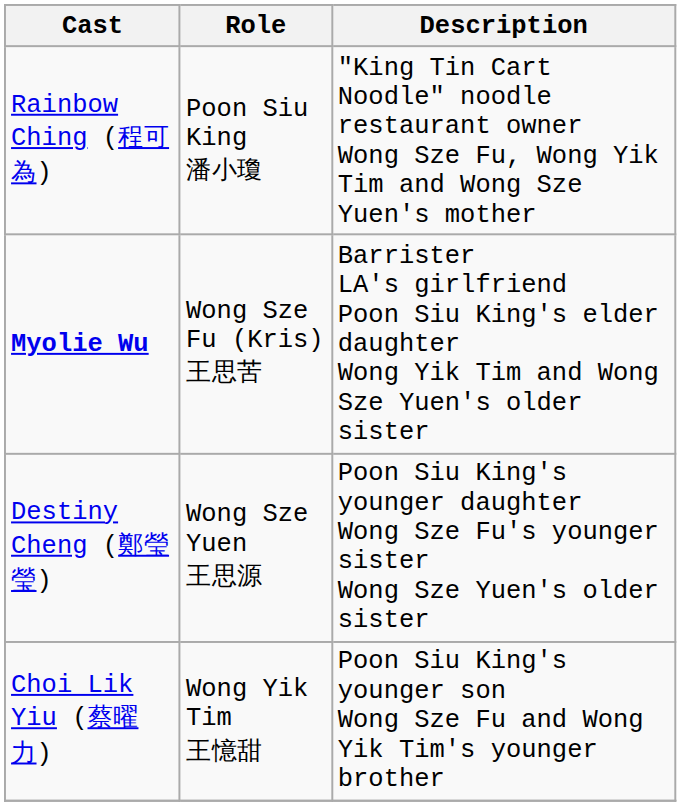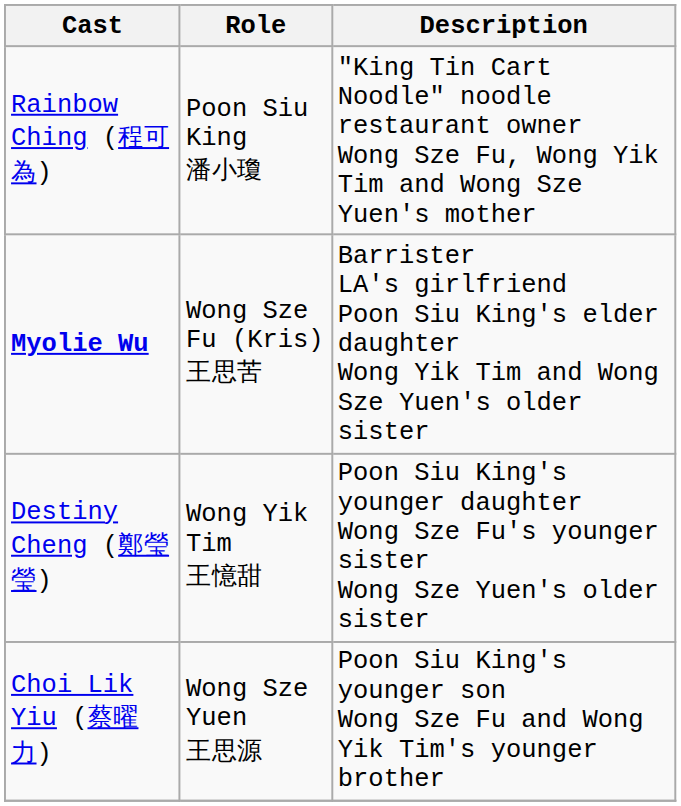(247, 546) Wong Sze Yuen 王思源 -> (247, 546) Wong Yik Tim 王憶甜
(247, 720) Wong Yik Tim 王憶甜 -> (247, 720) Wong Sze Yuen 王思源
